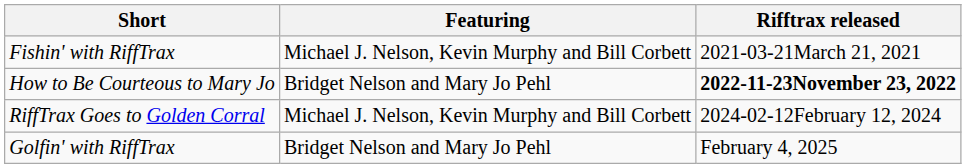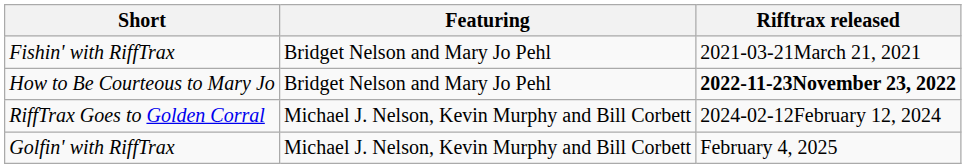(488, 52) Michael J. Nelson, Kevin Murphy and Bill Corbett -> (418, 52) Bridget Nelson and Mary Jo Pehl
(418, 147) Bridget Nelson and Mary Jo Pehl -> (488, 147) Michael J. Nelson, Kevin Murphy and Bill Corbett
